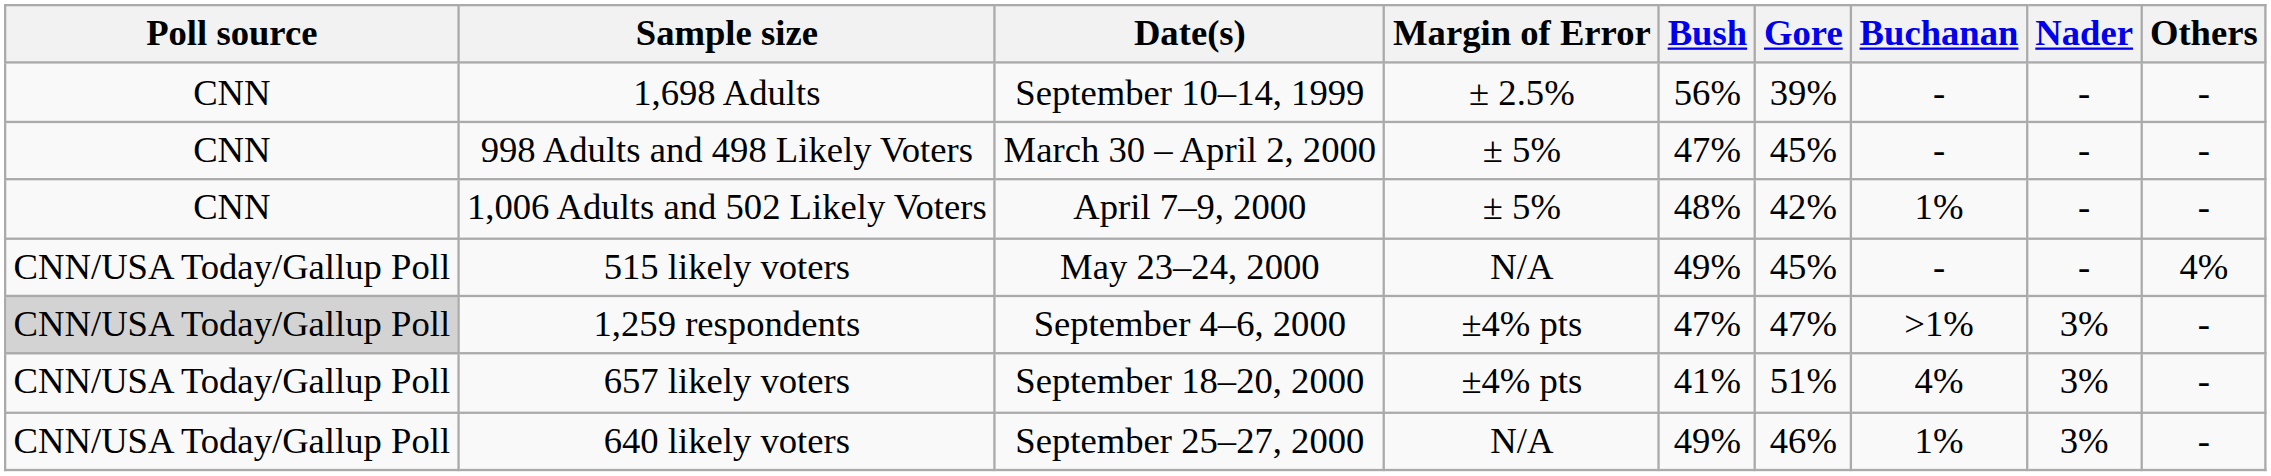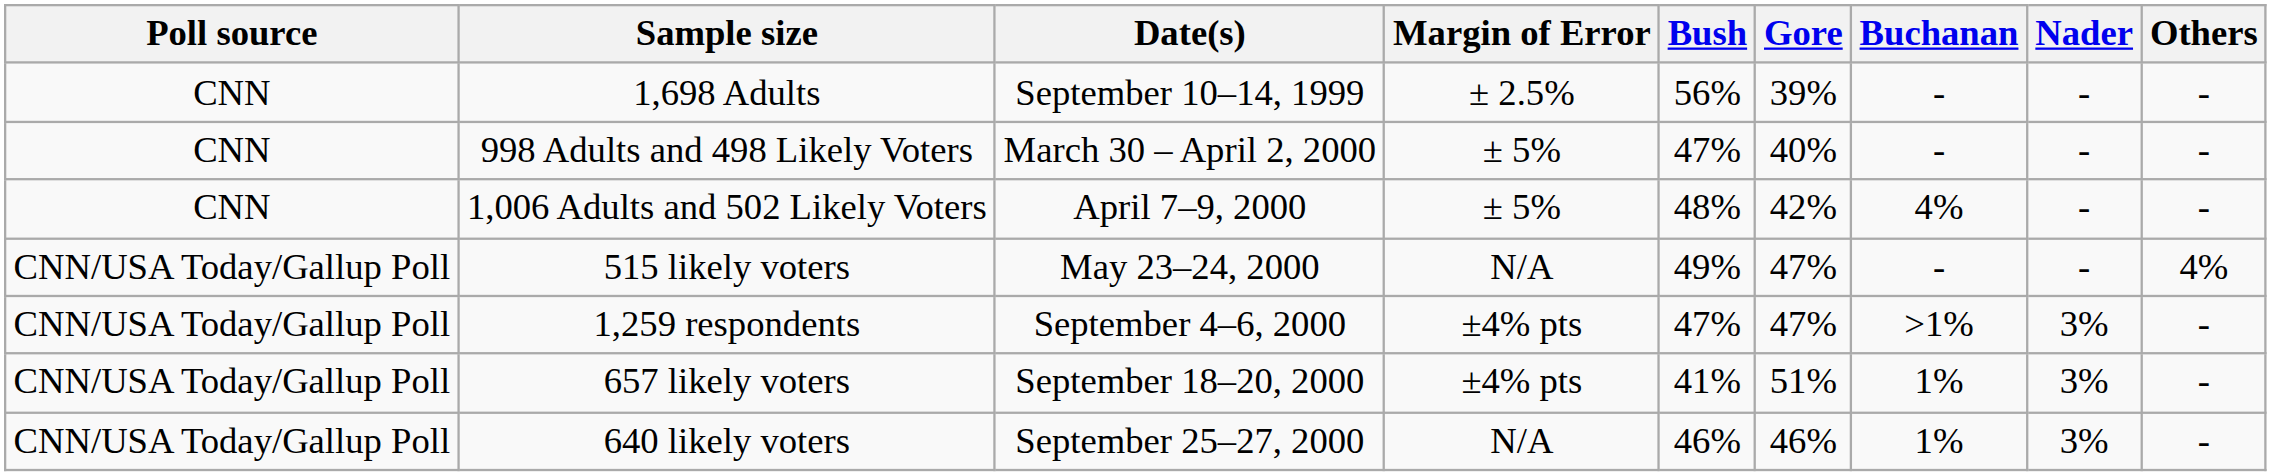(1803, 149) 45% -> (1803, 149) 40%
(1939, 207) 1% -> (1939, 207) 4%
(1803, 265) 45% -> (1803, 265) 47%
(232, 324) lightgrey background -> (232, 324) no background
(1939, 382) 4% -> (1939, 382) 1%
(1707, 440) 49% -> (1707, 440) 46%
